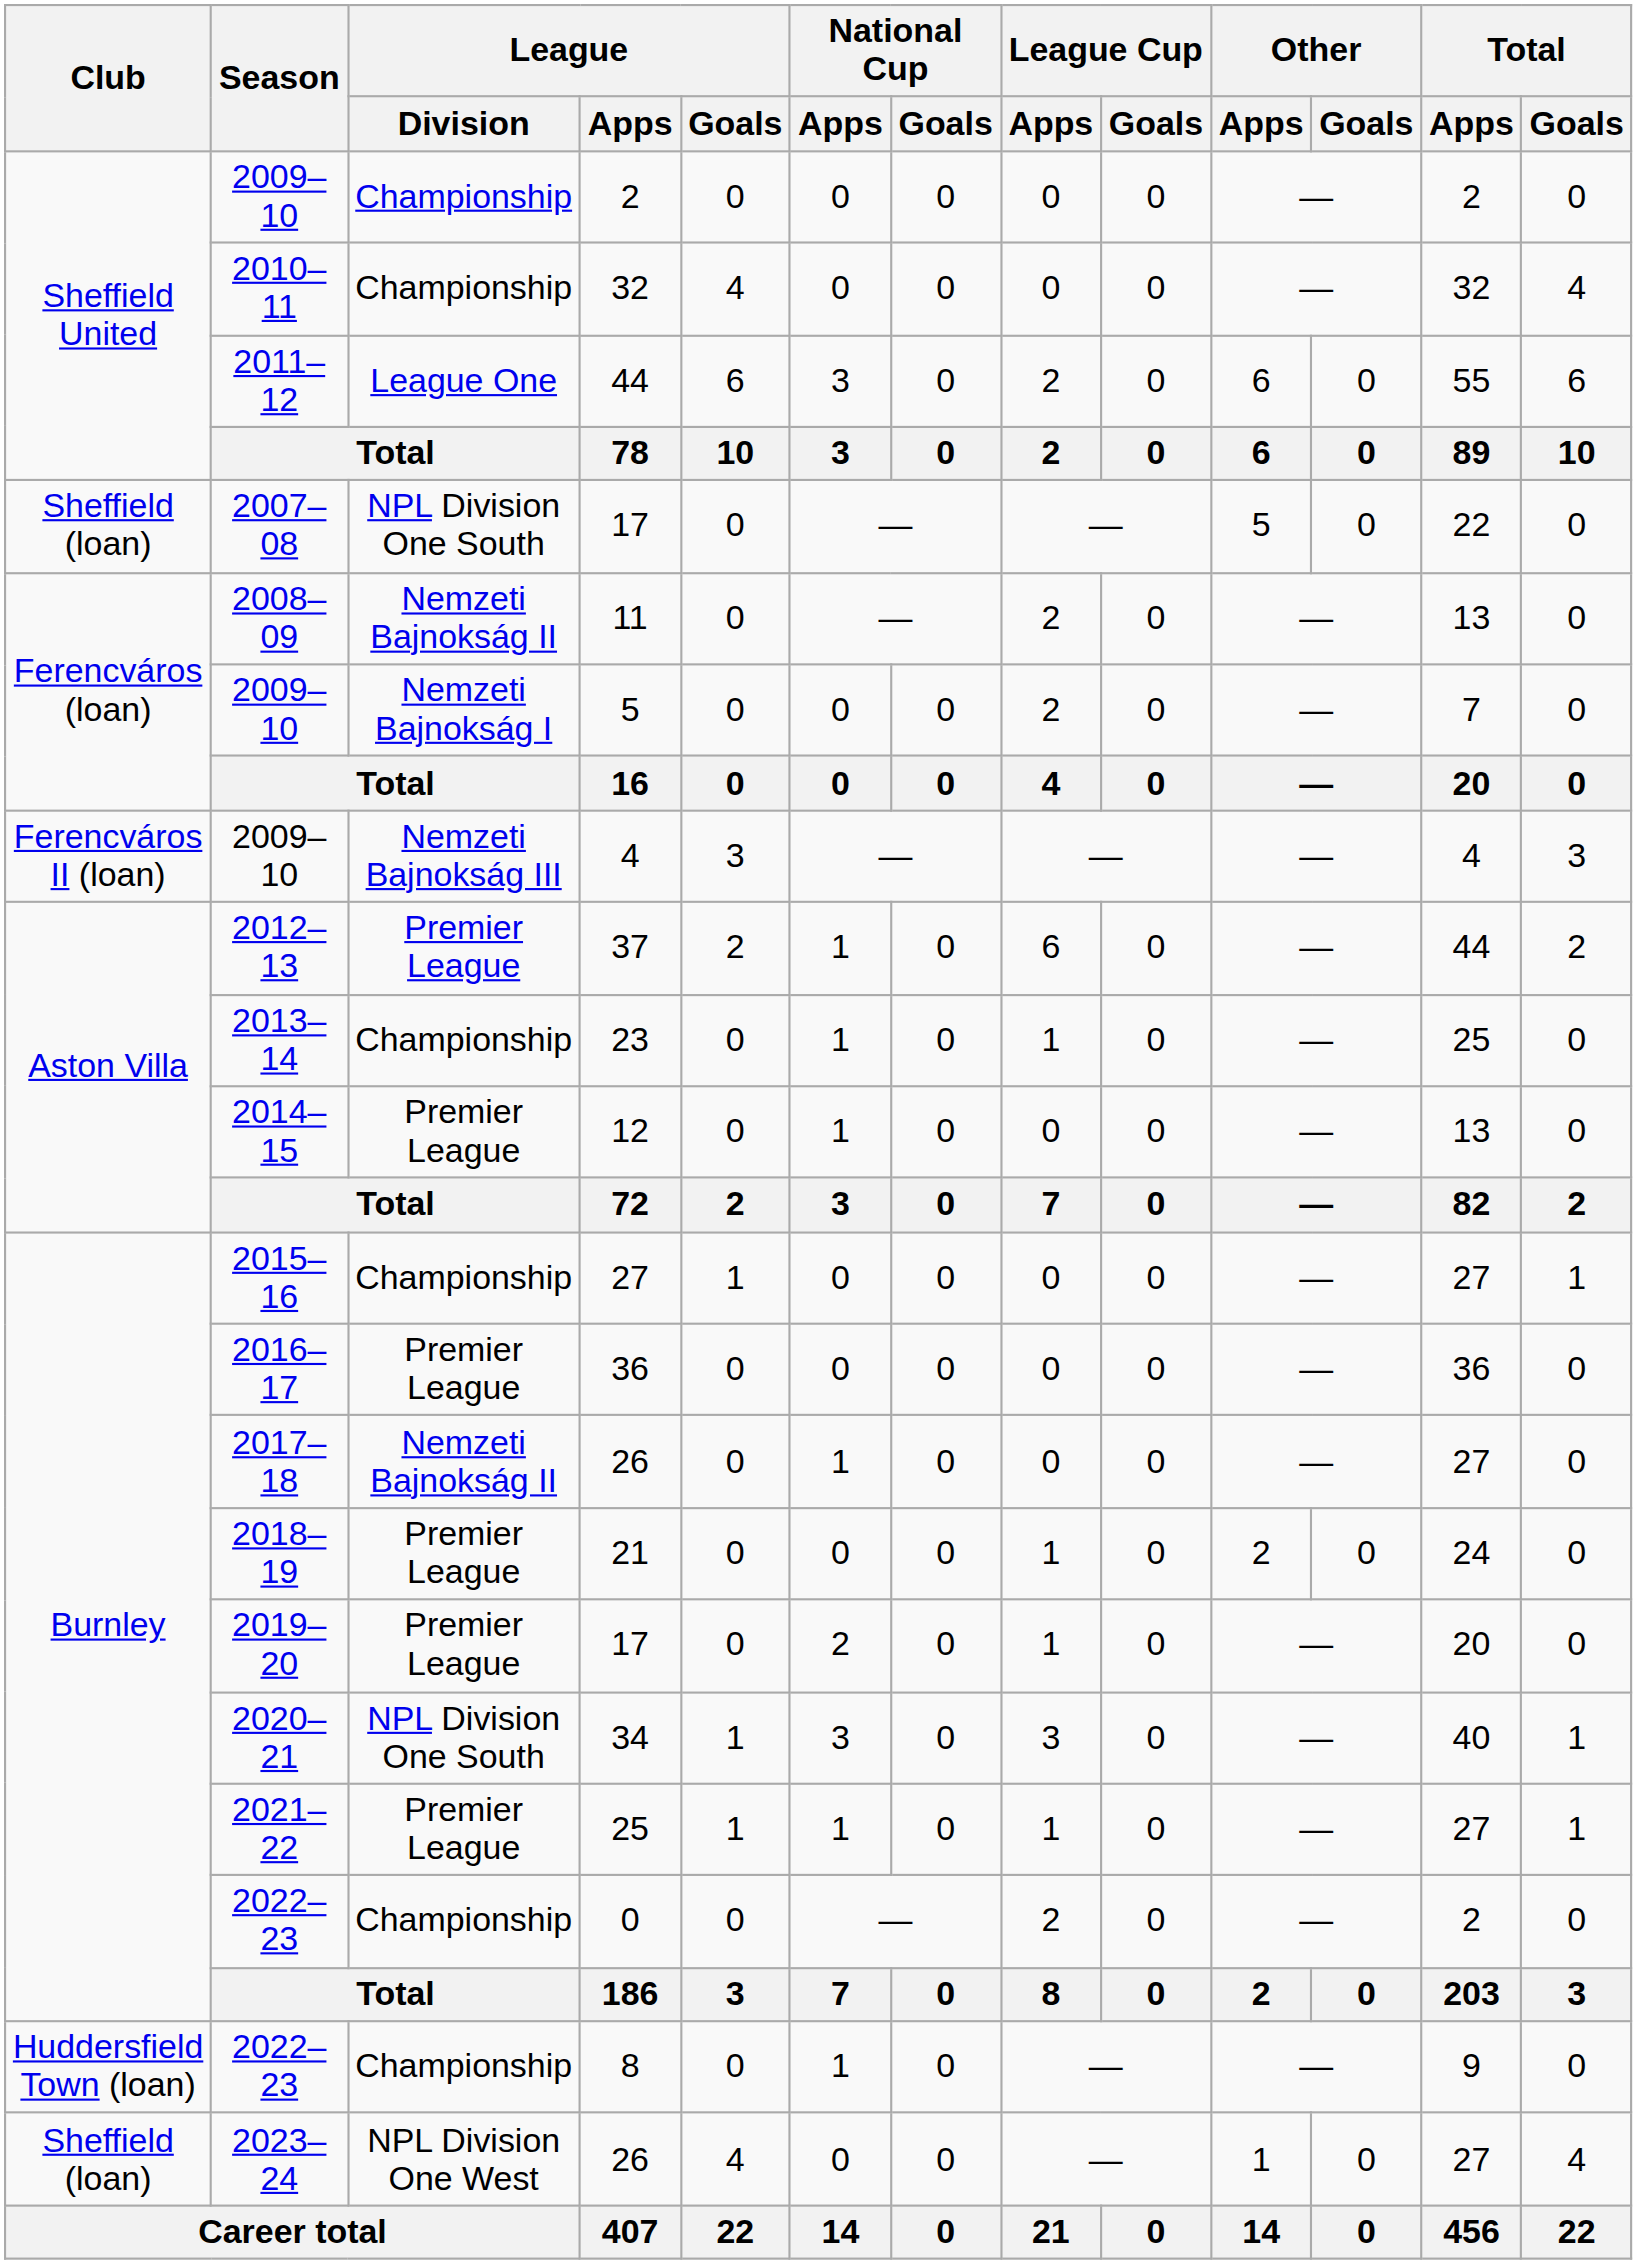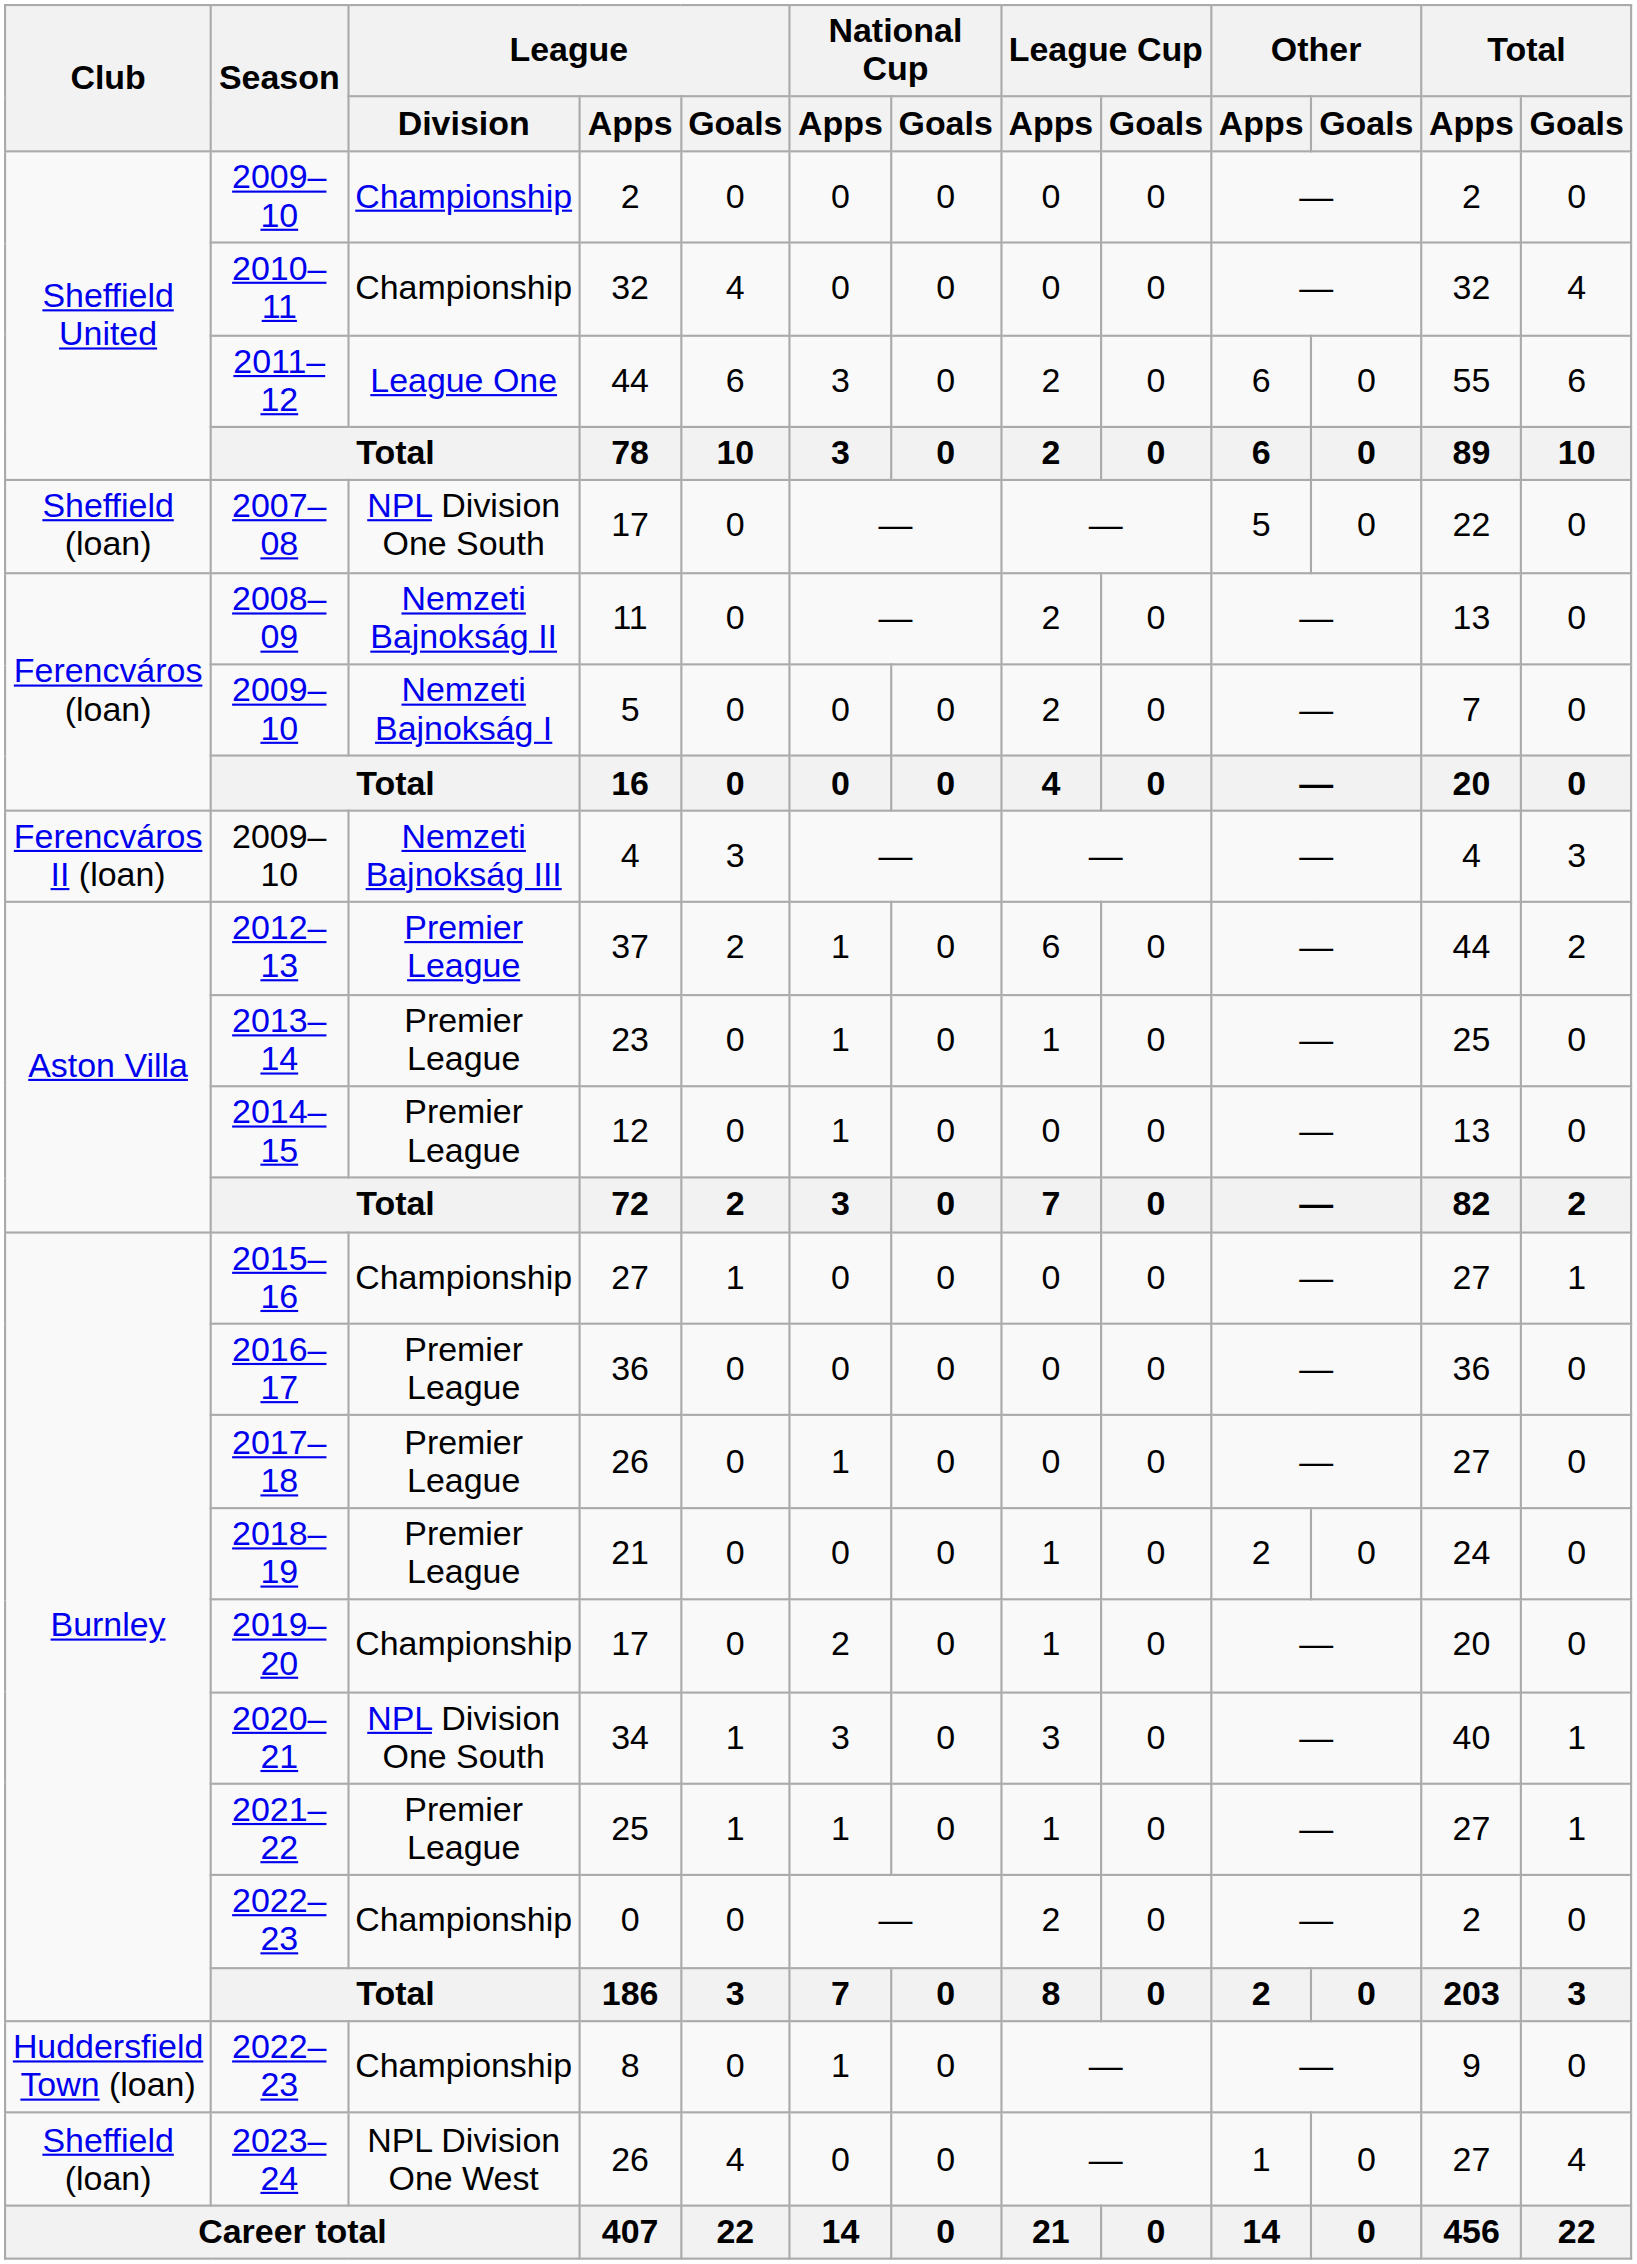(464, 1039) Championship -> (464, 1039) Premier League
(464, 1461) Nemzeti Bajnokság II -> (464, 1461) Premier League
(464, 1644) Premier League -> (464, 1644) Championship
